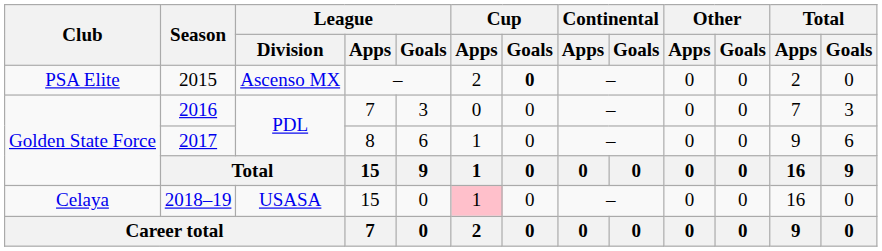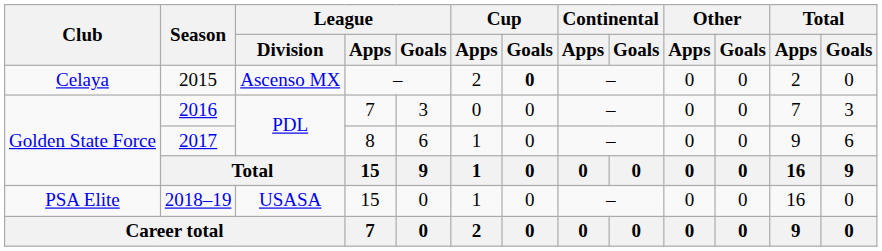(82, 79) PSA Elite -> (82, 79) Celaya
(82, 200) Celaya -> (82, 200) PSA Elite
(477, 200) pink background -> (477, 200) no background
